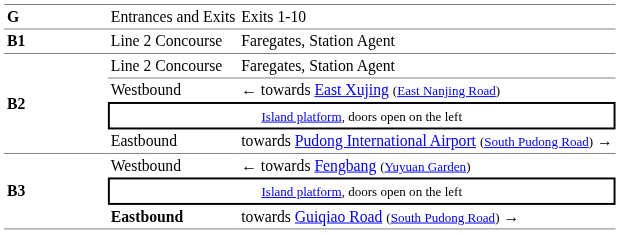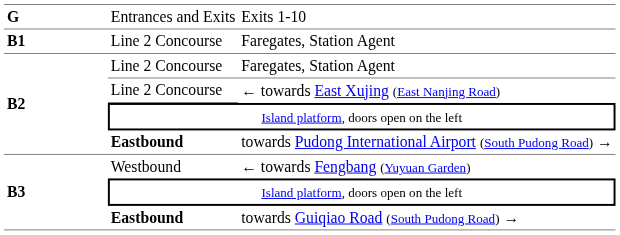(146, 90) Westbound -> (167, 90) Line 2 Concourse
(144, 141) normal -> (147, 142) bold
